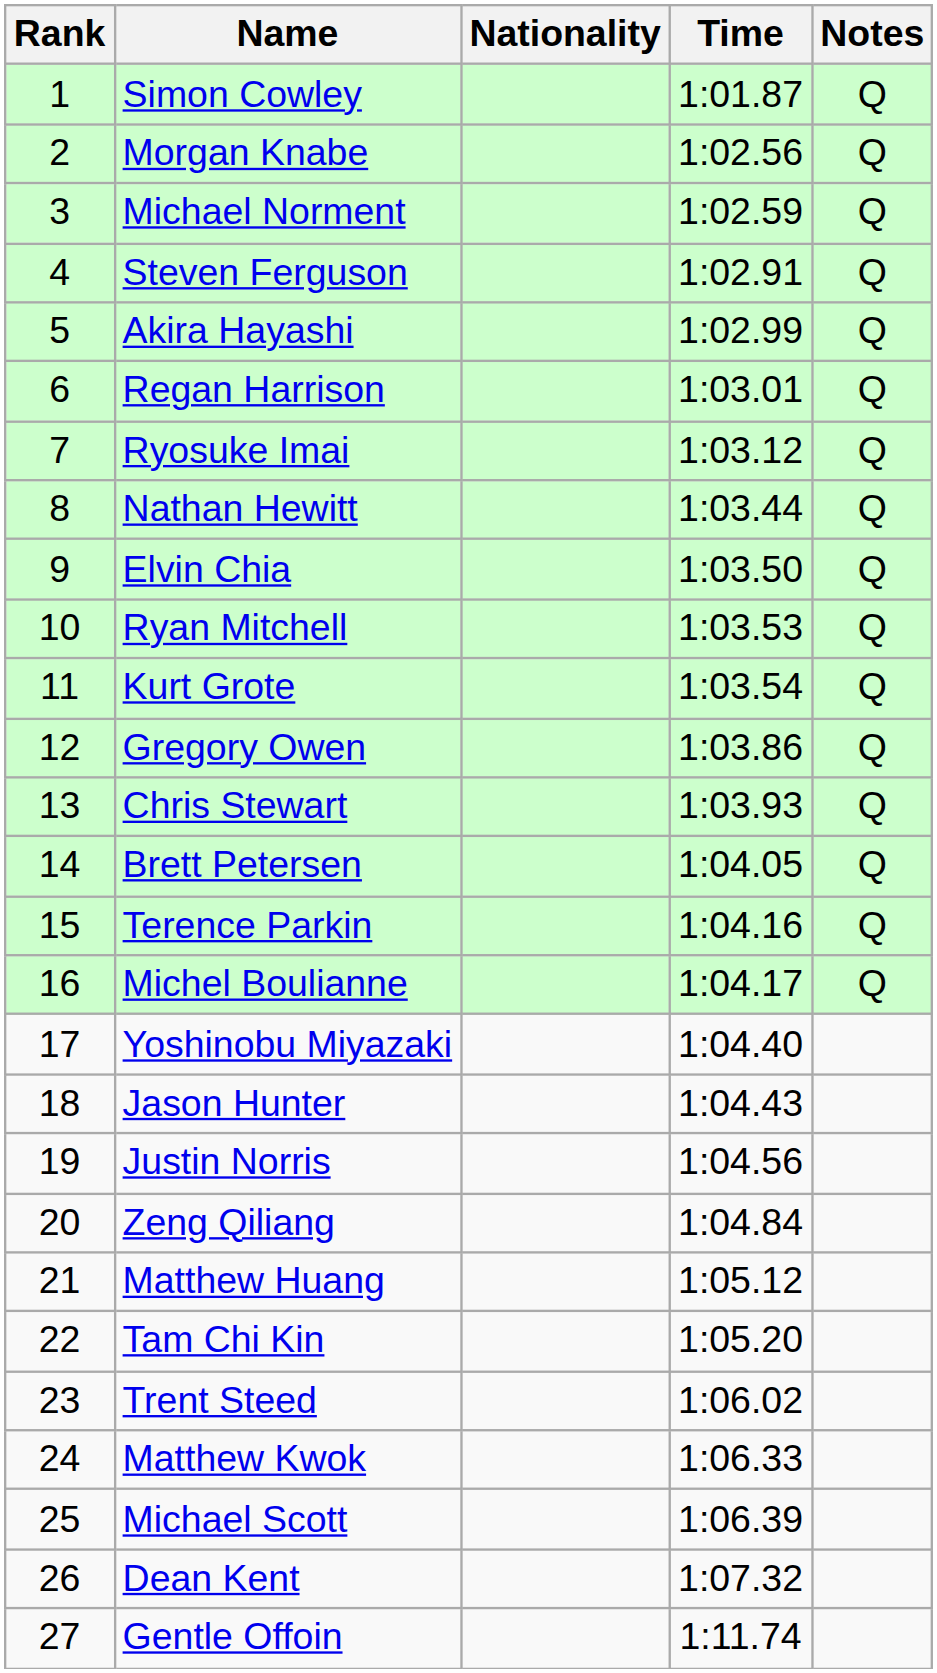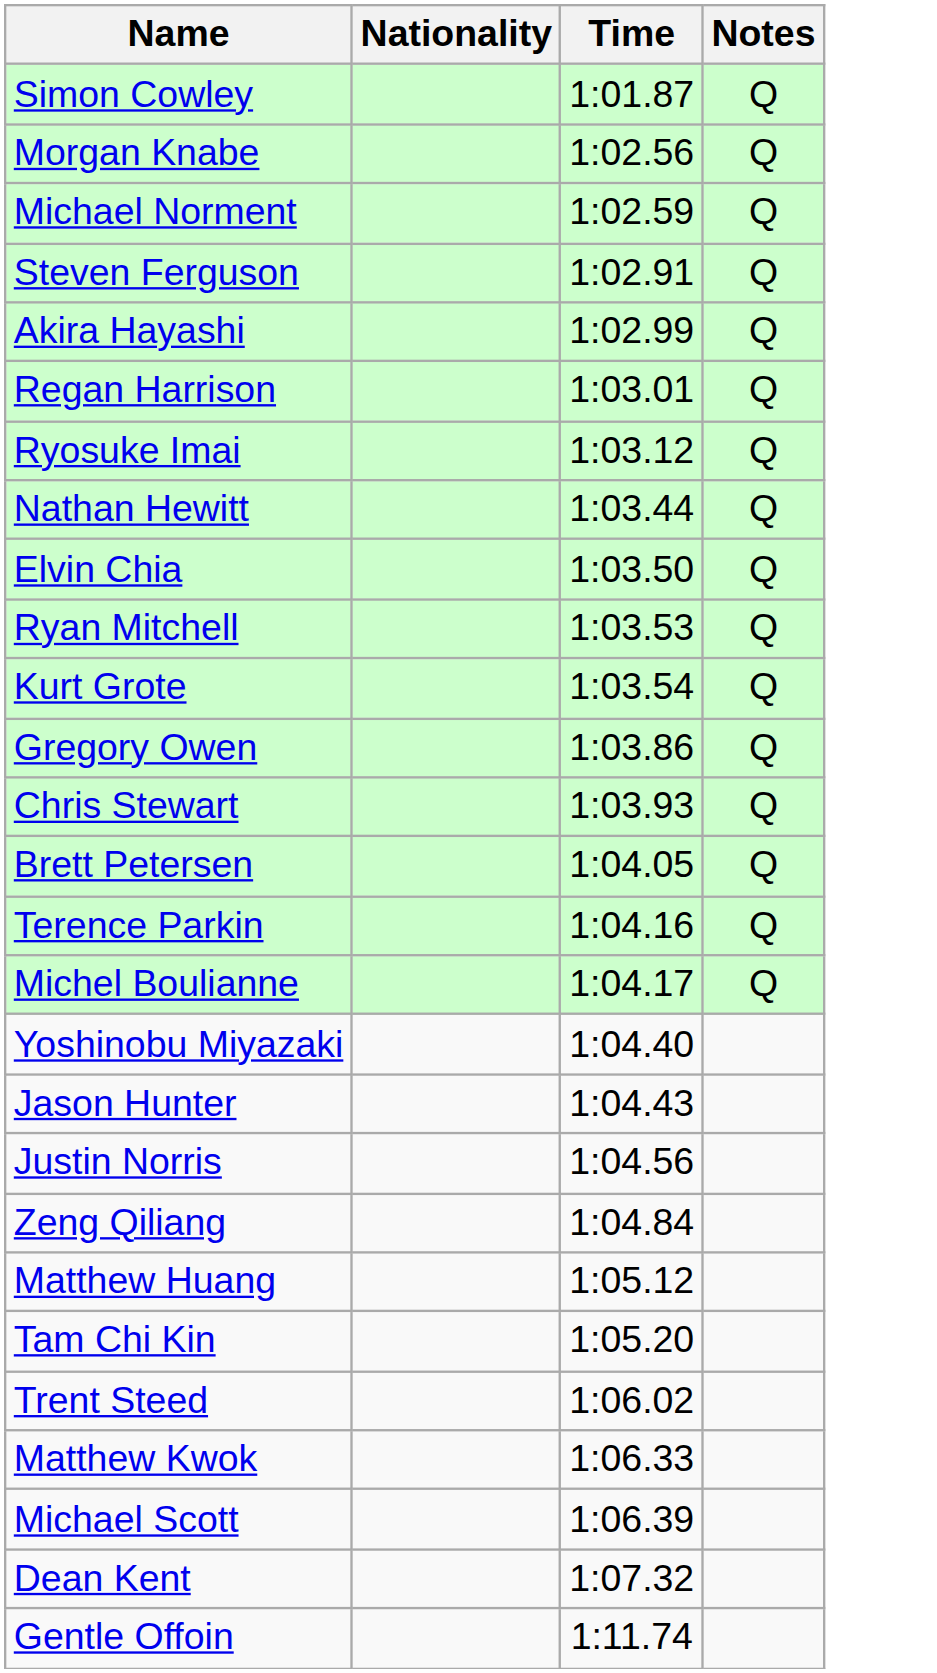- column: (60, 34)
